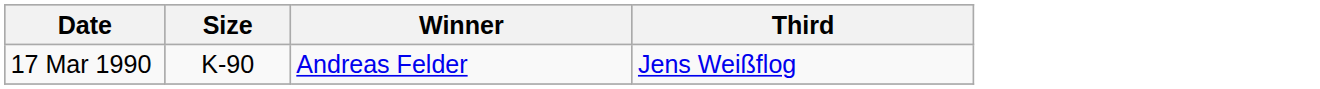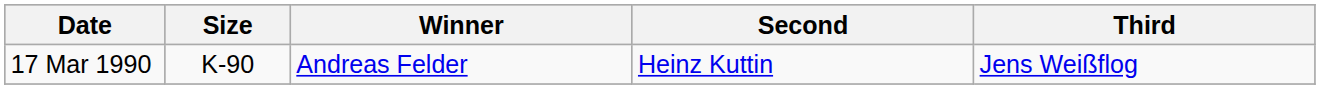+ column: (803, 25)
